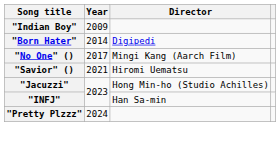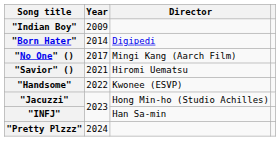+ row: (44, 85)
